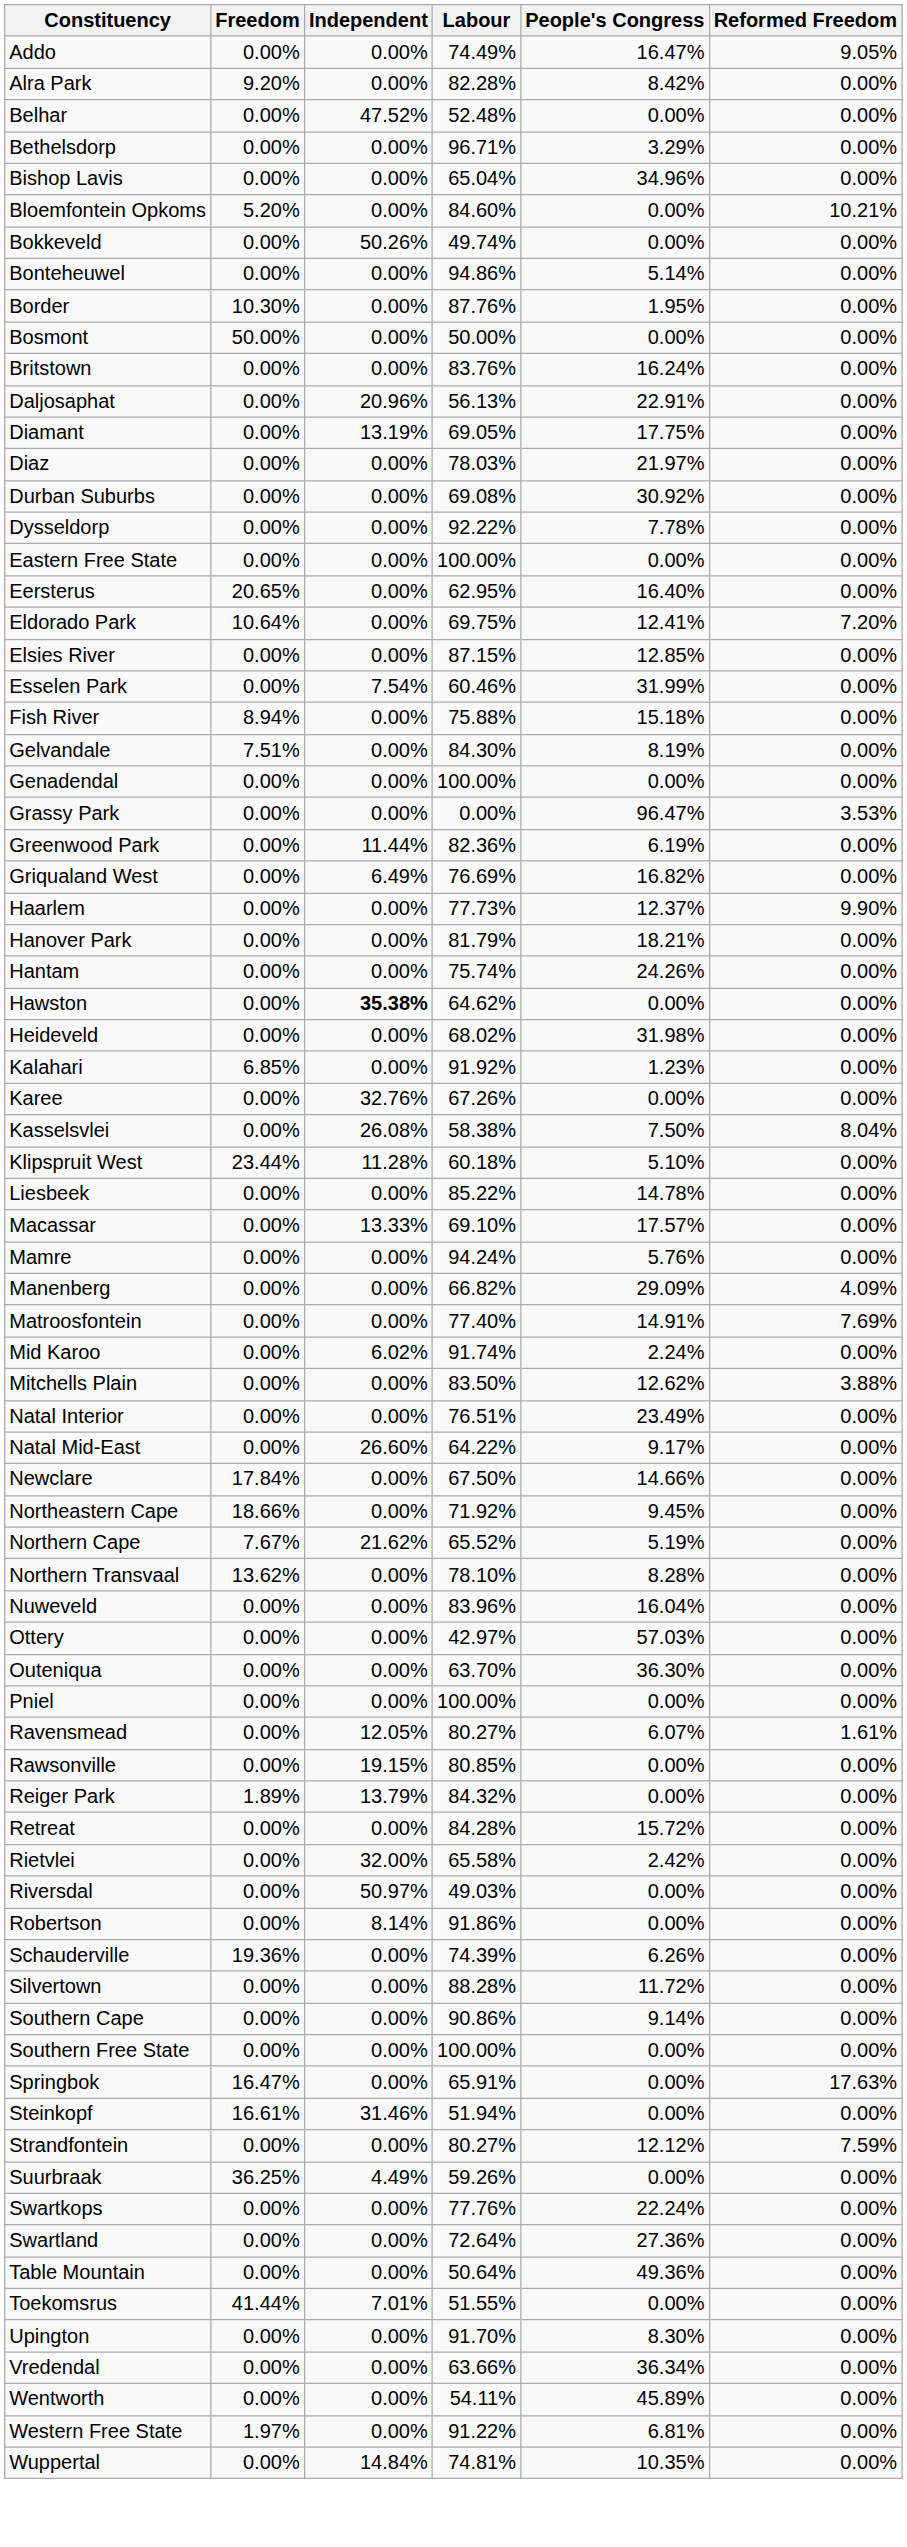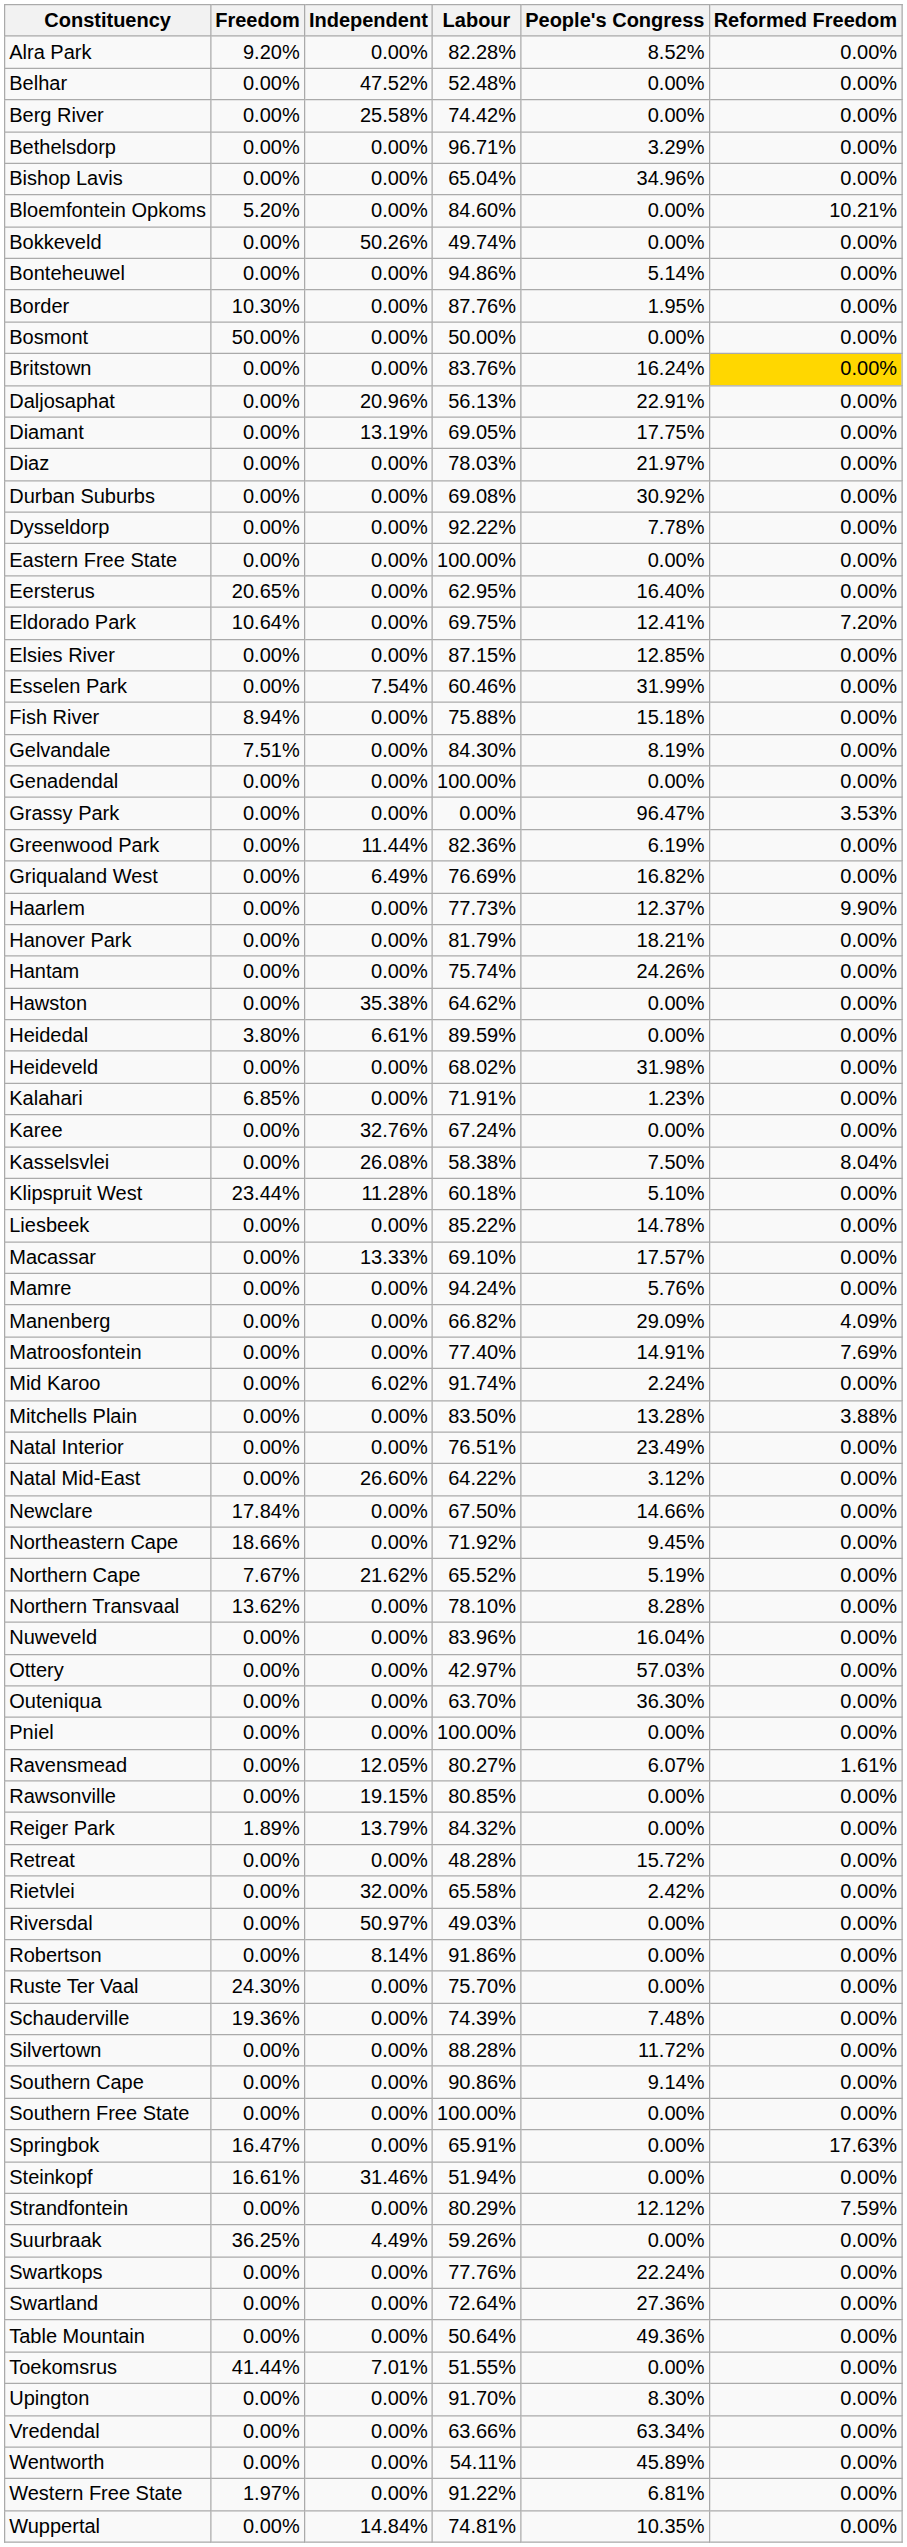- row: (33, 52)
(676, 83) 8.42% -> (676, 52) 8.52%
+ row: (56, 115)
(869, 369) no background -> (869, 369) gold background
(394, 1003) bold -> (394, 1003) normal
+ row: (49, 1035)
(482, 1067) 91.92% -> (482, 1098) 71.91%
(482, 1098) 67.26% -> (482, 1130) 67.24%
(671, 1384) 12.62% -> (671, 1415) 13.28%
(676, 1447) 9.17% -> (676, 1479) 3.12%
(482, 1828) 84.28% -> (482, 1860) 48.28%
+ row: (74, 1986)
(676, 1955) 6.26% -> (676, 2018) 7.48%
(482, 2145) 80.27% -> (482, 2208) 80.29%
(671, 2367) 36.34% -> (671, 2430) 63.34%
